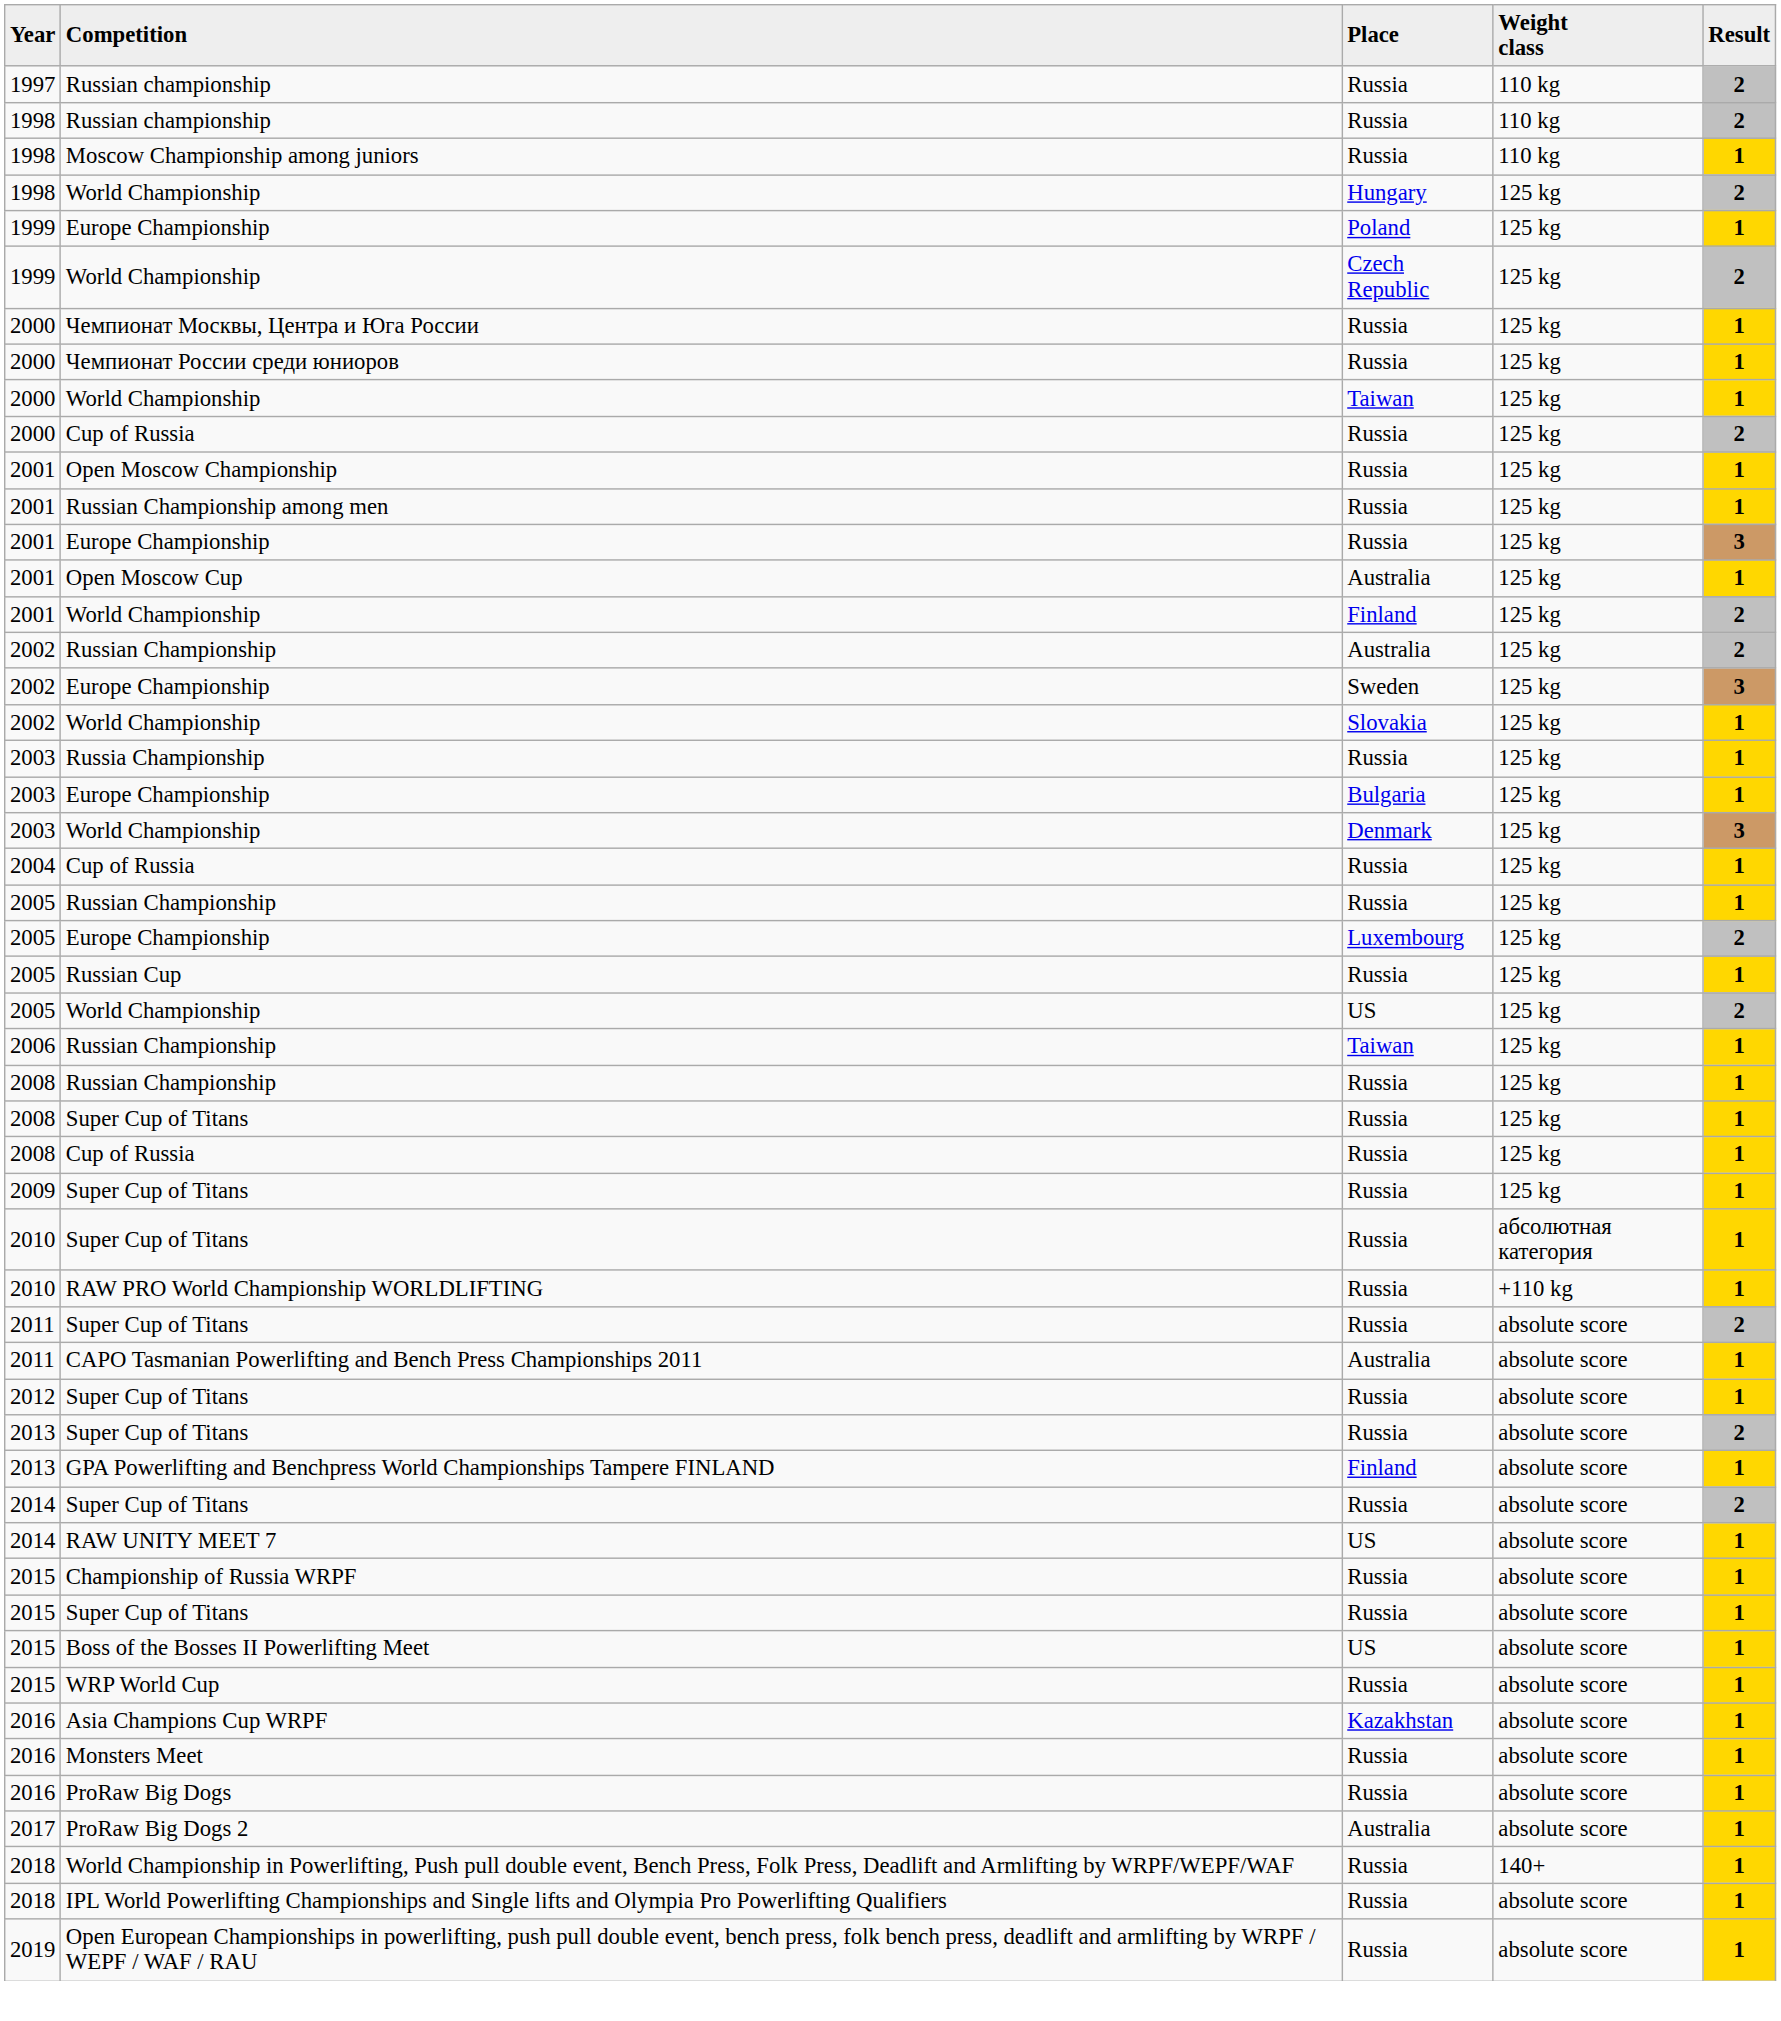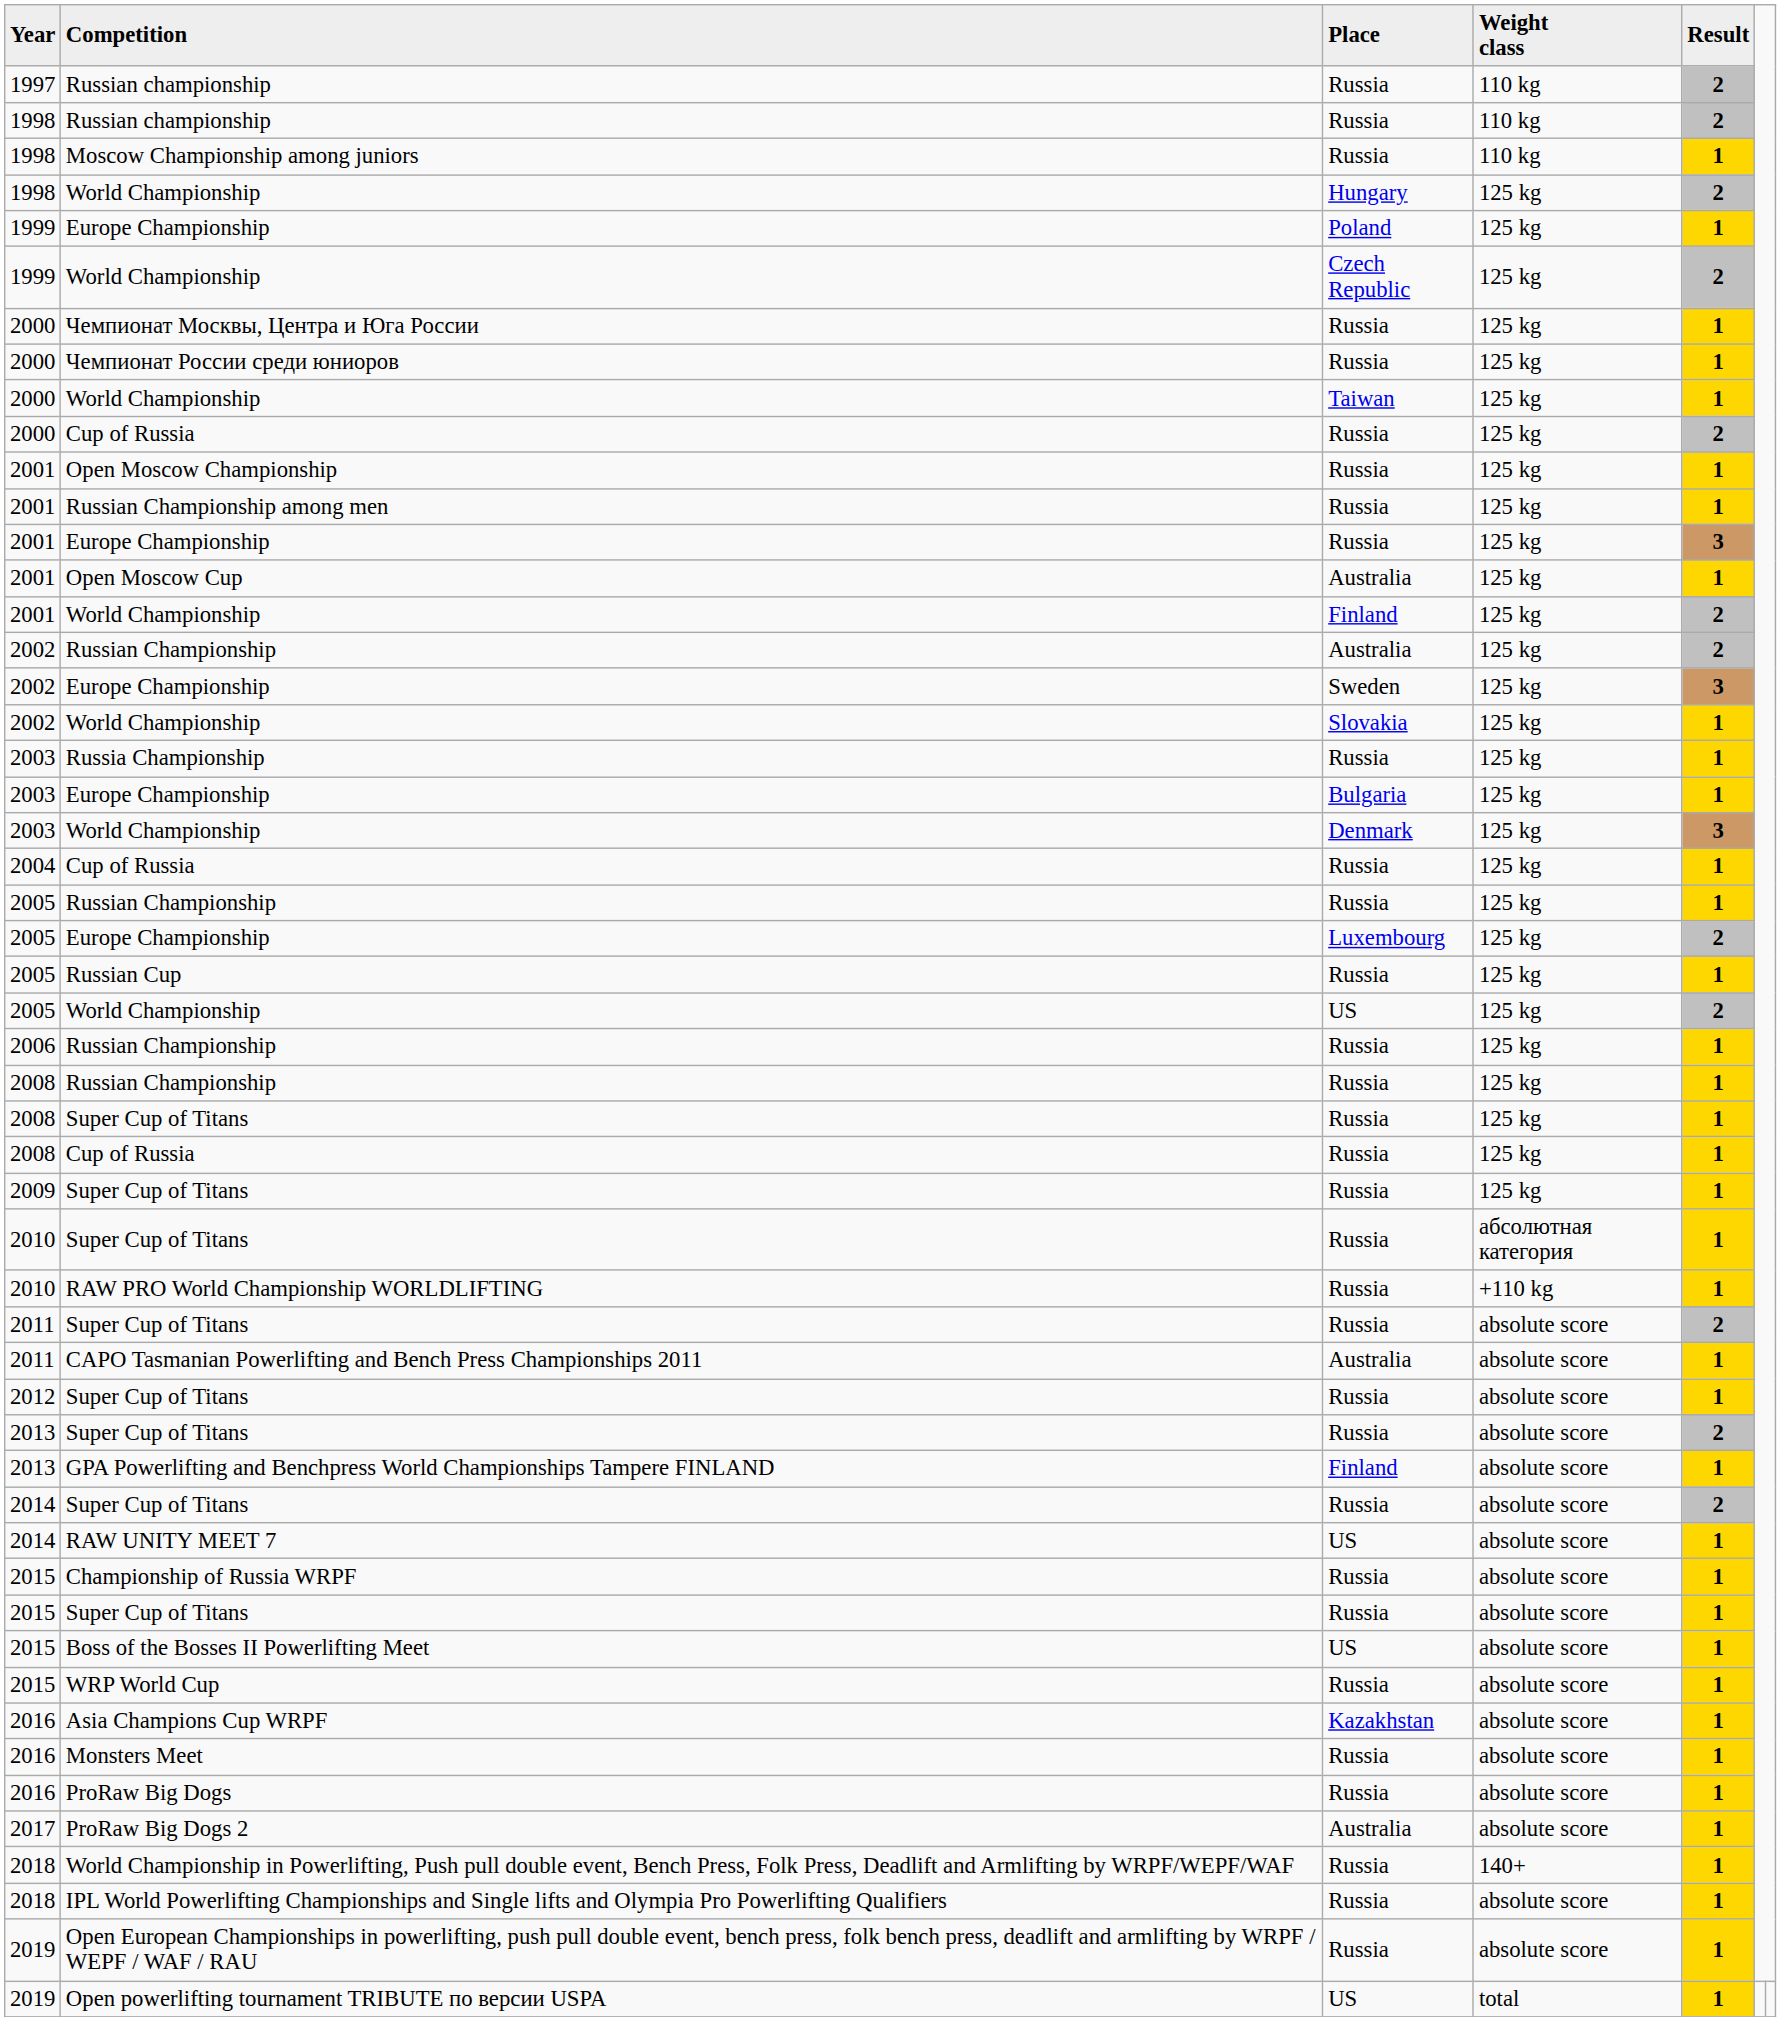(1381, 1046) Taiwan -> (1358, 1046) Russia
+ row: (33, 1998)
